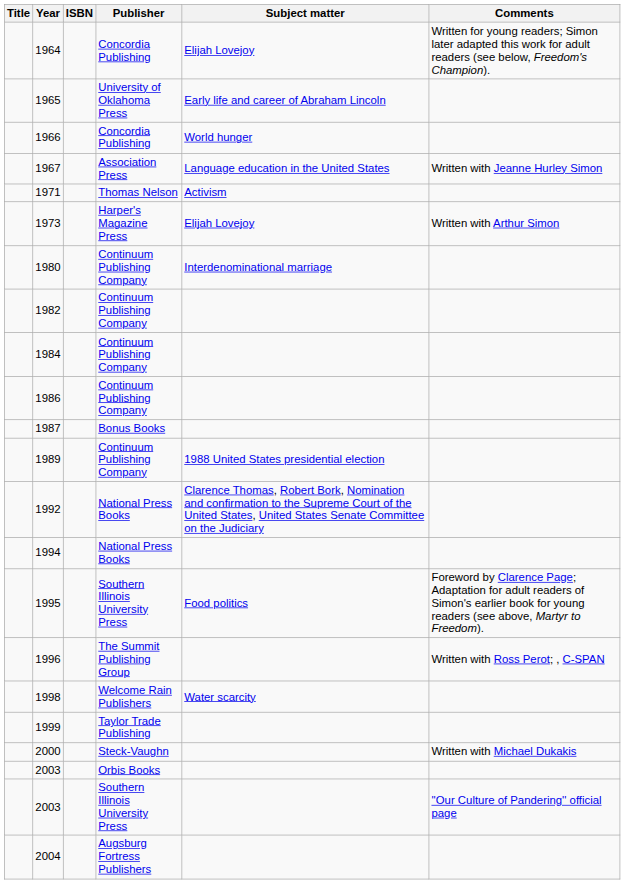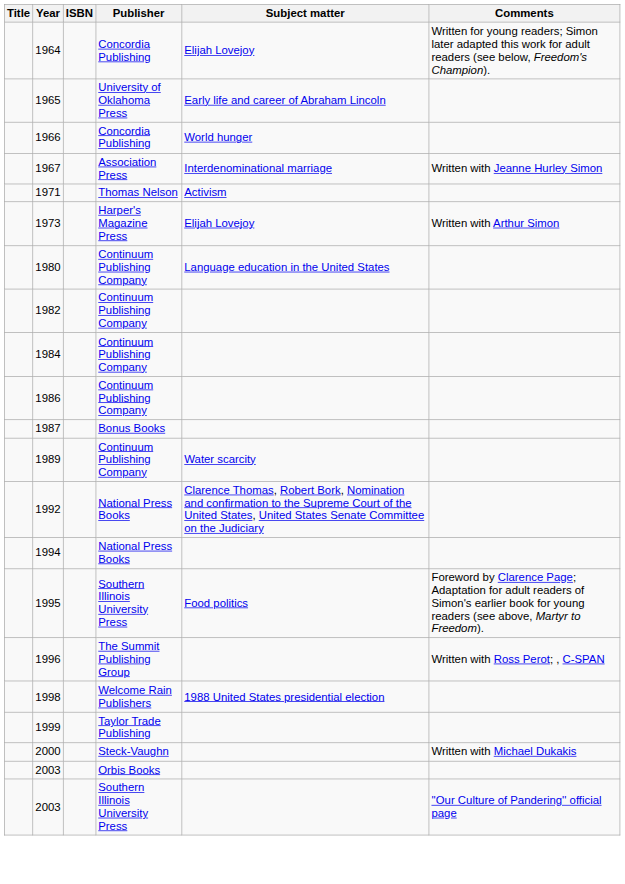(287, 168) Language education in the United States -> (258, 168) Interdenominational marriage
(258, 267) Interdenominational marriage -> (287, 267) Language education in the United States
(284, 459) 1988 United States presidential election -> (220, 459) Water scarcity
(220, 696) Water scarcity -> (284, 696) 1988 United States presidential election
- row: (48, 857)
